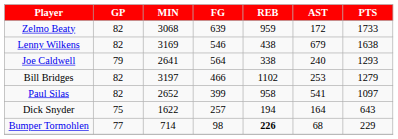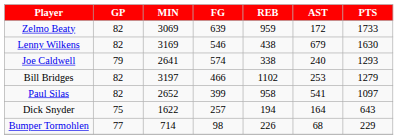(168, 28) 3068 -> (168, 28) 3069
(368, 45) 1638 -> (368, 45) 1630
(218, 61) 564 -> (218, 61) 574
(268, 126) bold -> (268, 126) normal
